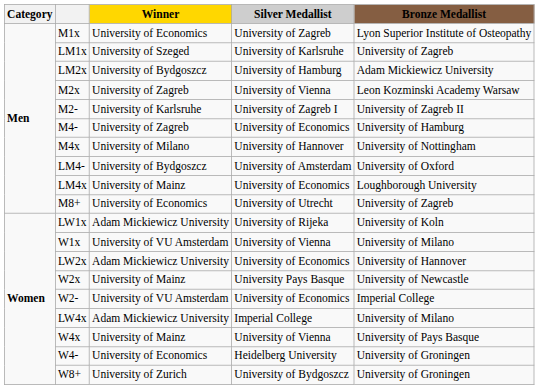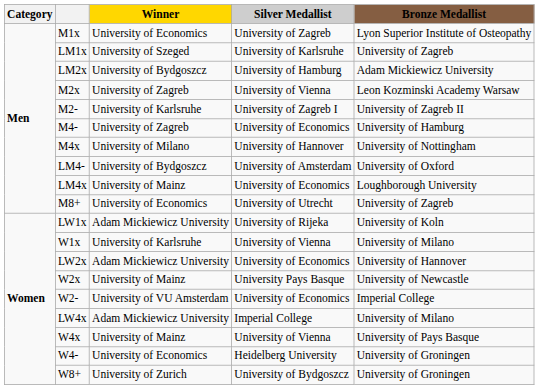(160, 242) University of VU Amsterdam -> (147, 242) University of Karlsruhe
